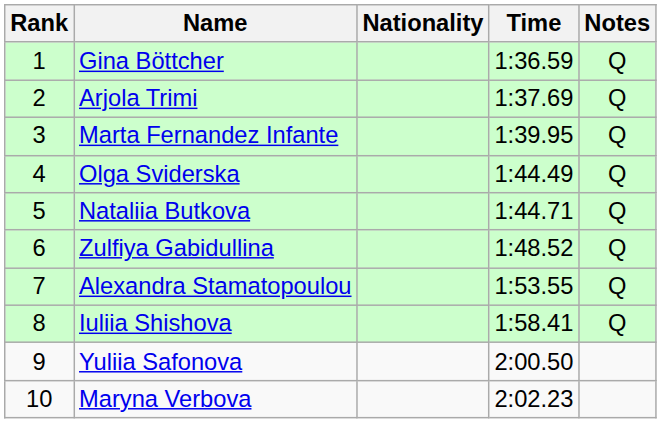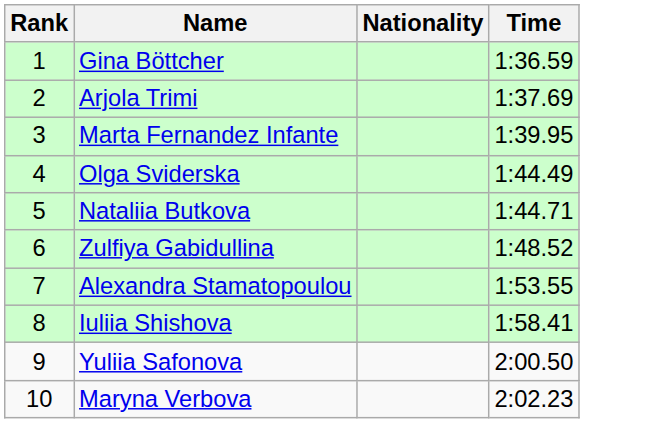- column: (617, 23)
